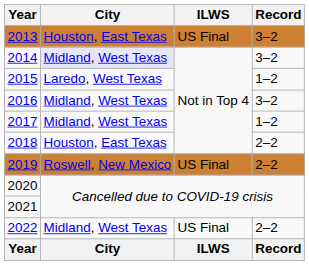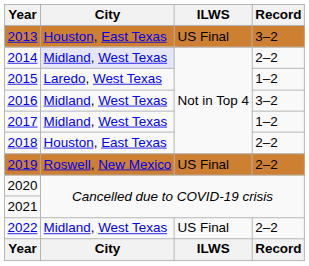(266, 57) 3–2 -> (266, 57) 2–2
